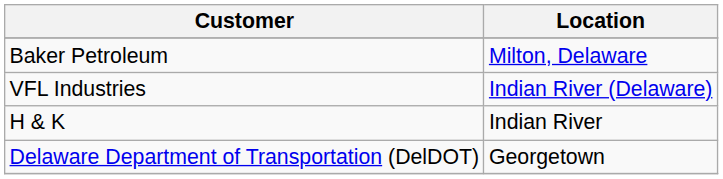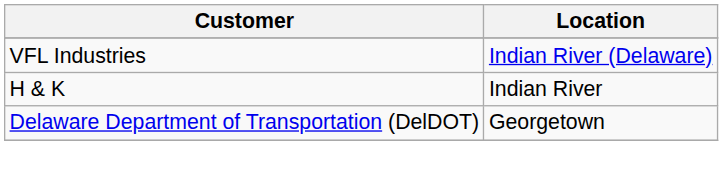- row: (89, 55)
